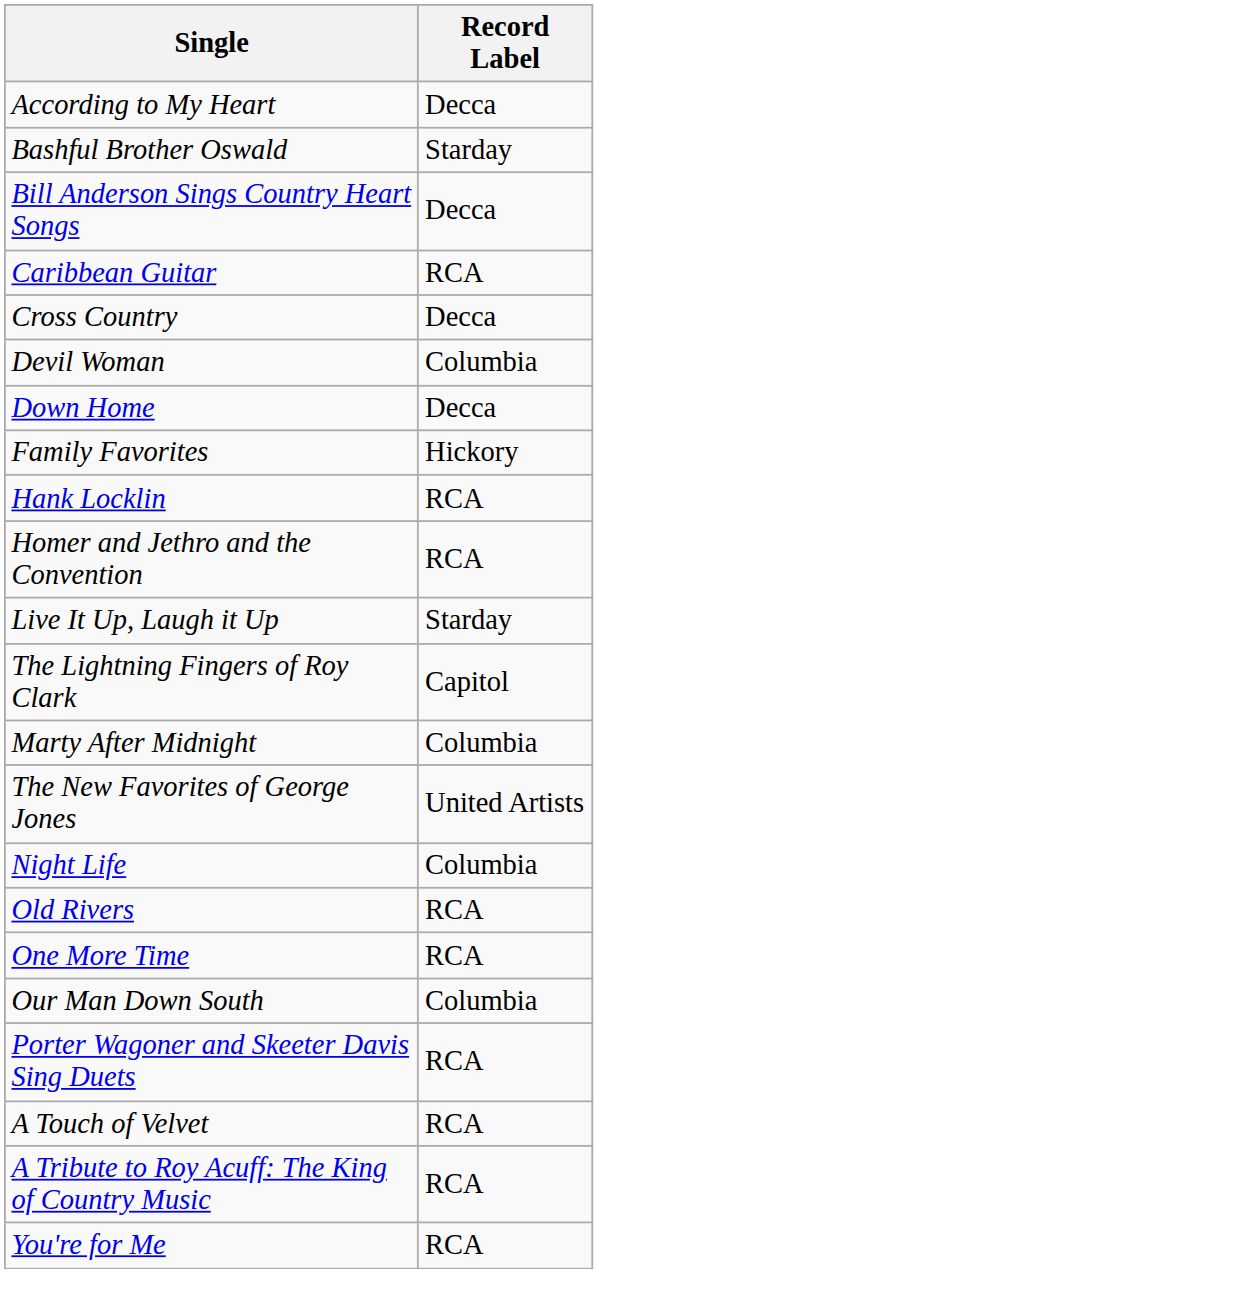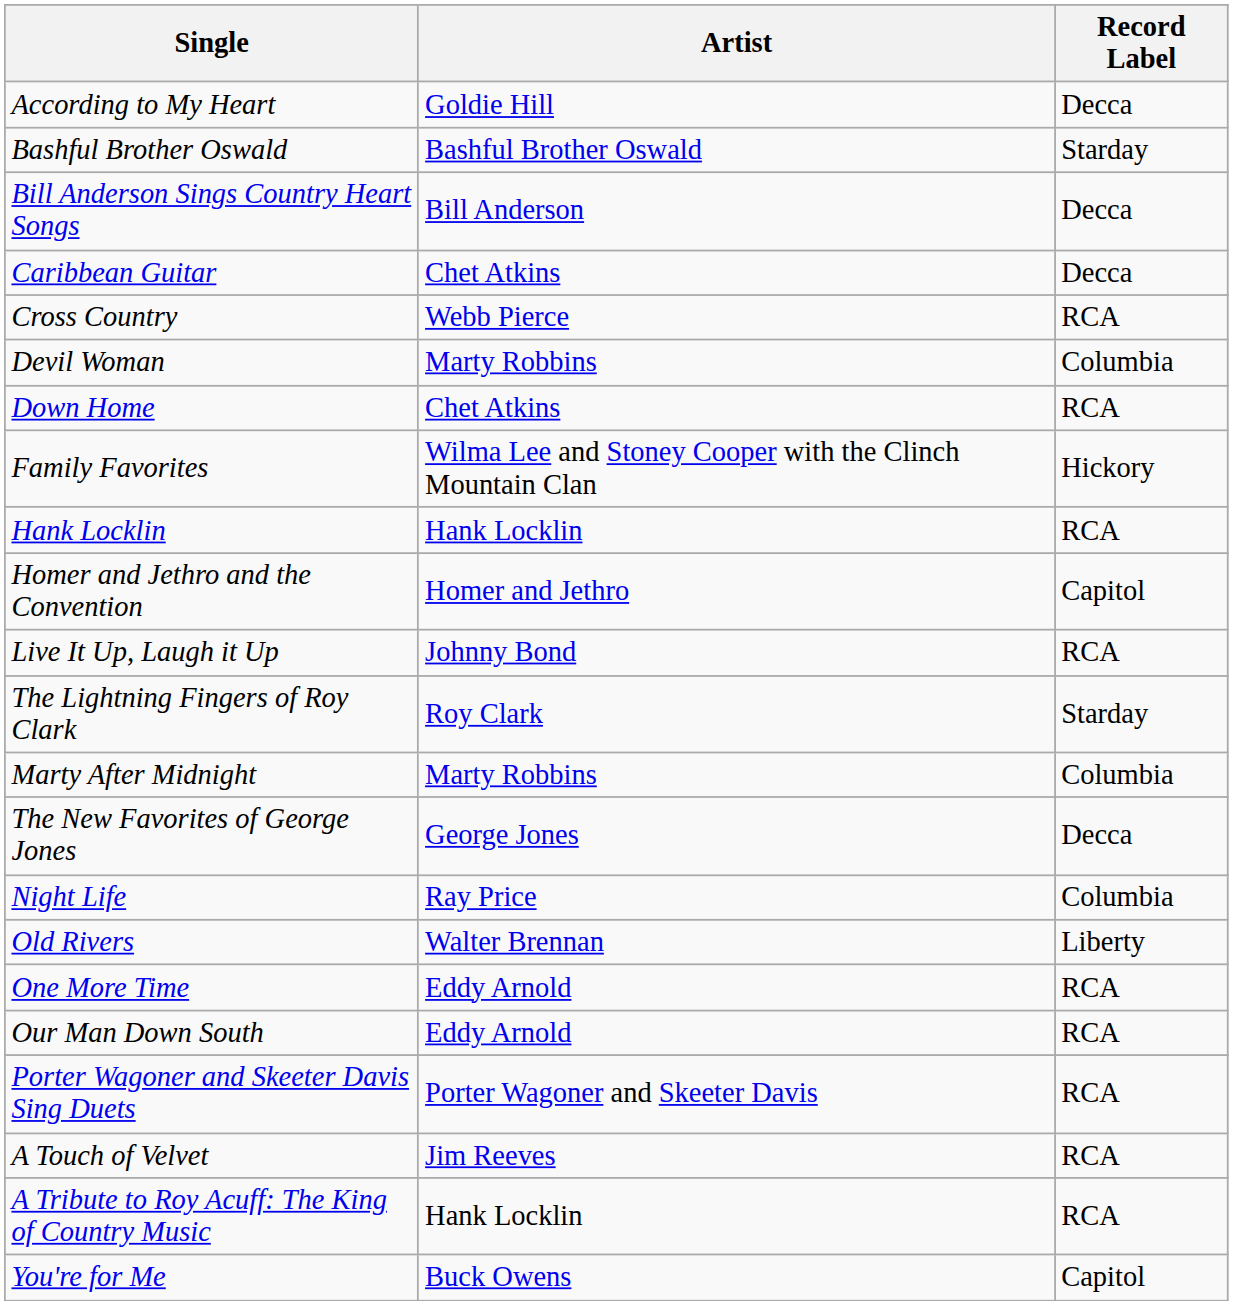+ column: (737, 43)
(454, 271) RCA -> (1097, 271) Decca
(461, 317) Decca -> (1090, 317) RCA
(461, 407) Decca -> (1090, 407) RCA
(454, 558) RCA -> (1103, 590) Capitol
(469, 620) Starday -> (1090, 652) RCA
(467, 681) Capitol -> (1105, 713) Starday
(505, 803) United Artists -> (1097, 835) Decca
(454, 909) RCA -> (1103, 942) Liberty
(481, 1000) Columbia -> (1090, 1032) RCA
(454, 1245) RCA -> (1103, 1277) Capitol
